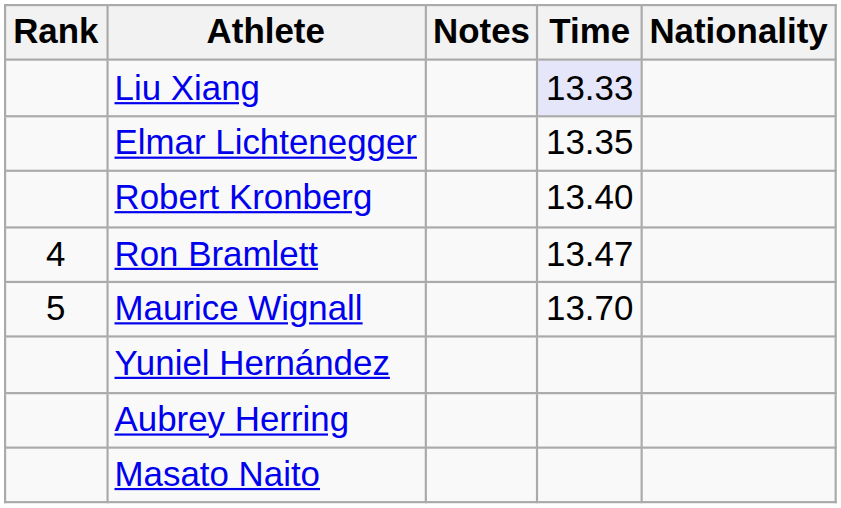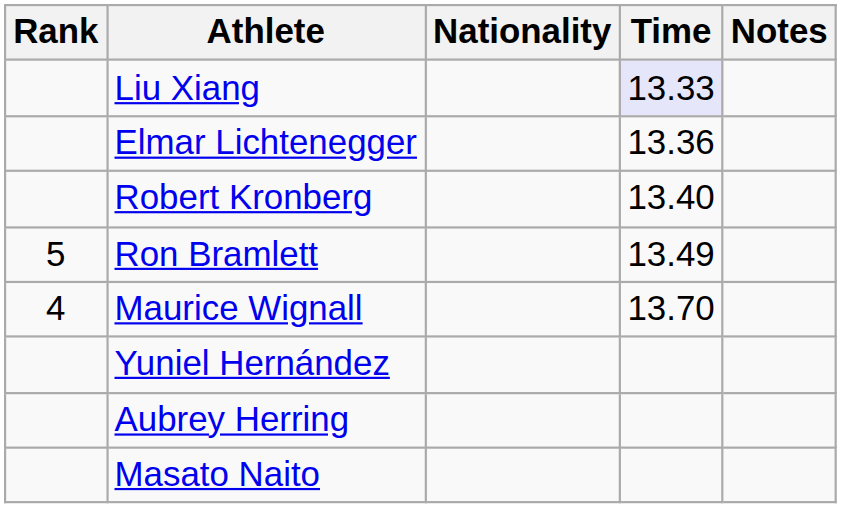columns swapped: (739, 32) <-> (482, 32)
(590, 142) 13.35 -> (671, 142) 13.36
(56, 253) 4 -> (56, 253) 5
(590, 253) 13.47 -> (671, 253) 13.49
(56, 308) 5 -> (56, 308) 4
